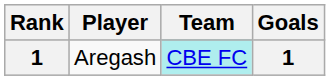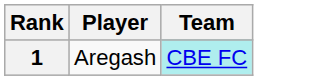- column: (288, 23)
